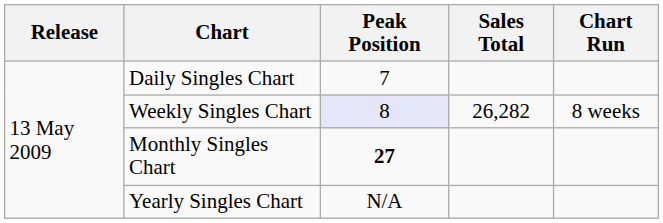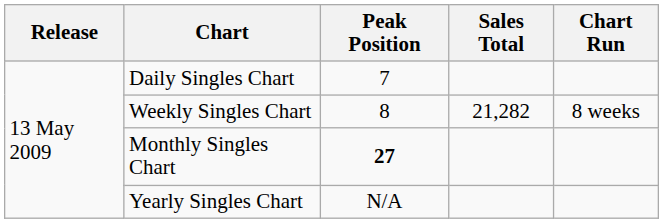(384, 111) lavender background -> (384, 111) no background
(501, 111) 26,282 -> (501, 111) 21,282
